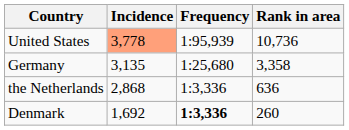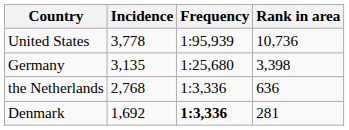(128, 40) lightsalmon background -> (128, 40) no background
(273, 64) 3,358 -> (273, 64) 3,398
(128, 88) 2,868 -> (128, 88) 2,768
(268, 112) 260 -> (268, 112) 281
